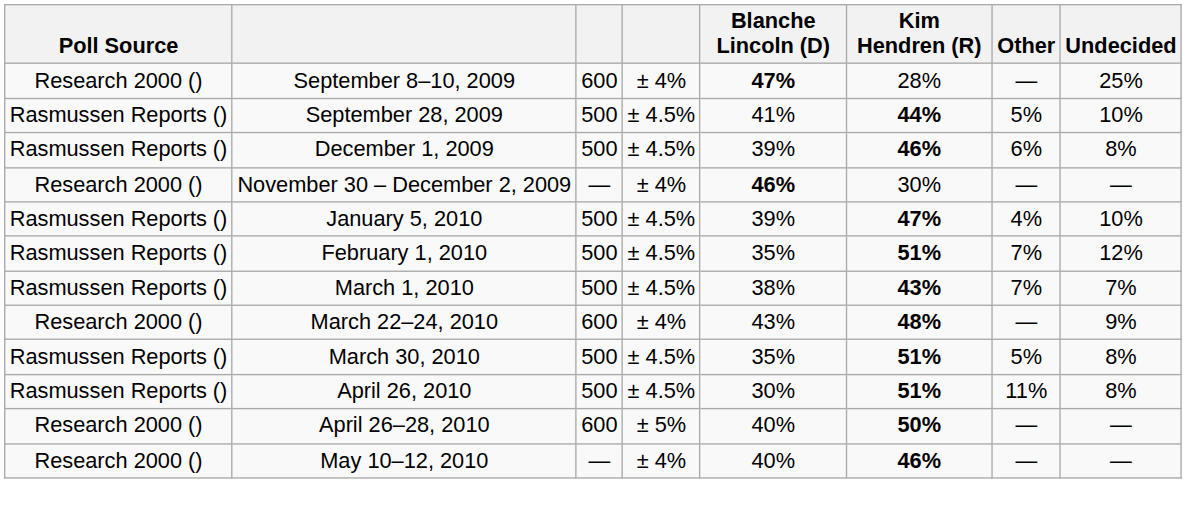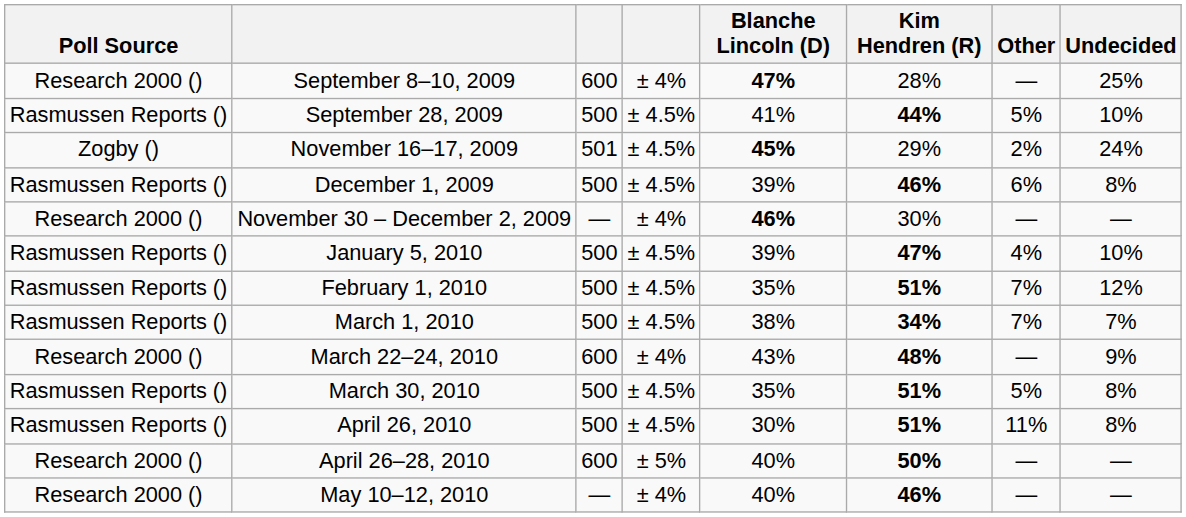+ row: (404, 149)
(919, 287) 43% -> (919, 322) 34%
